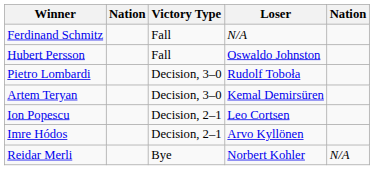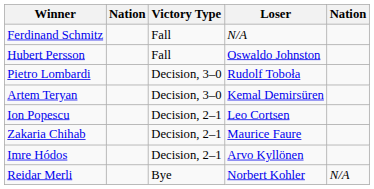+ row: (46, 134)
